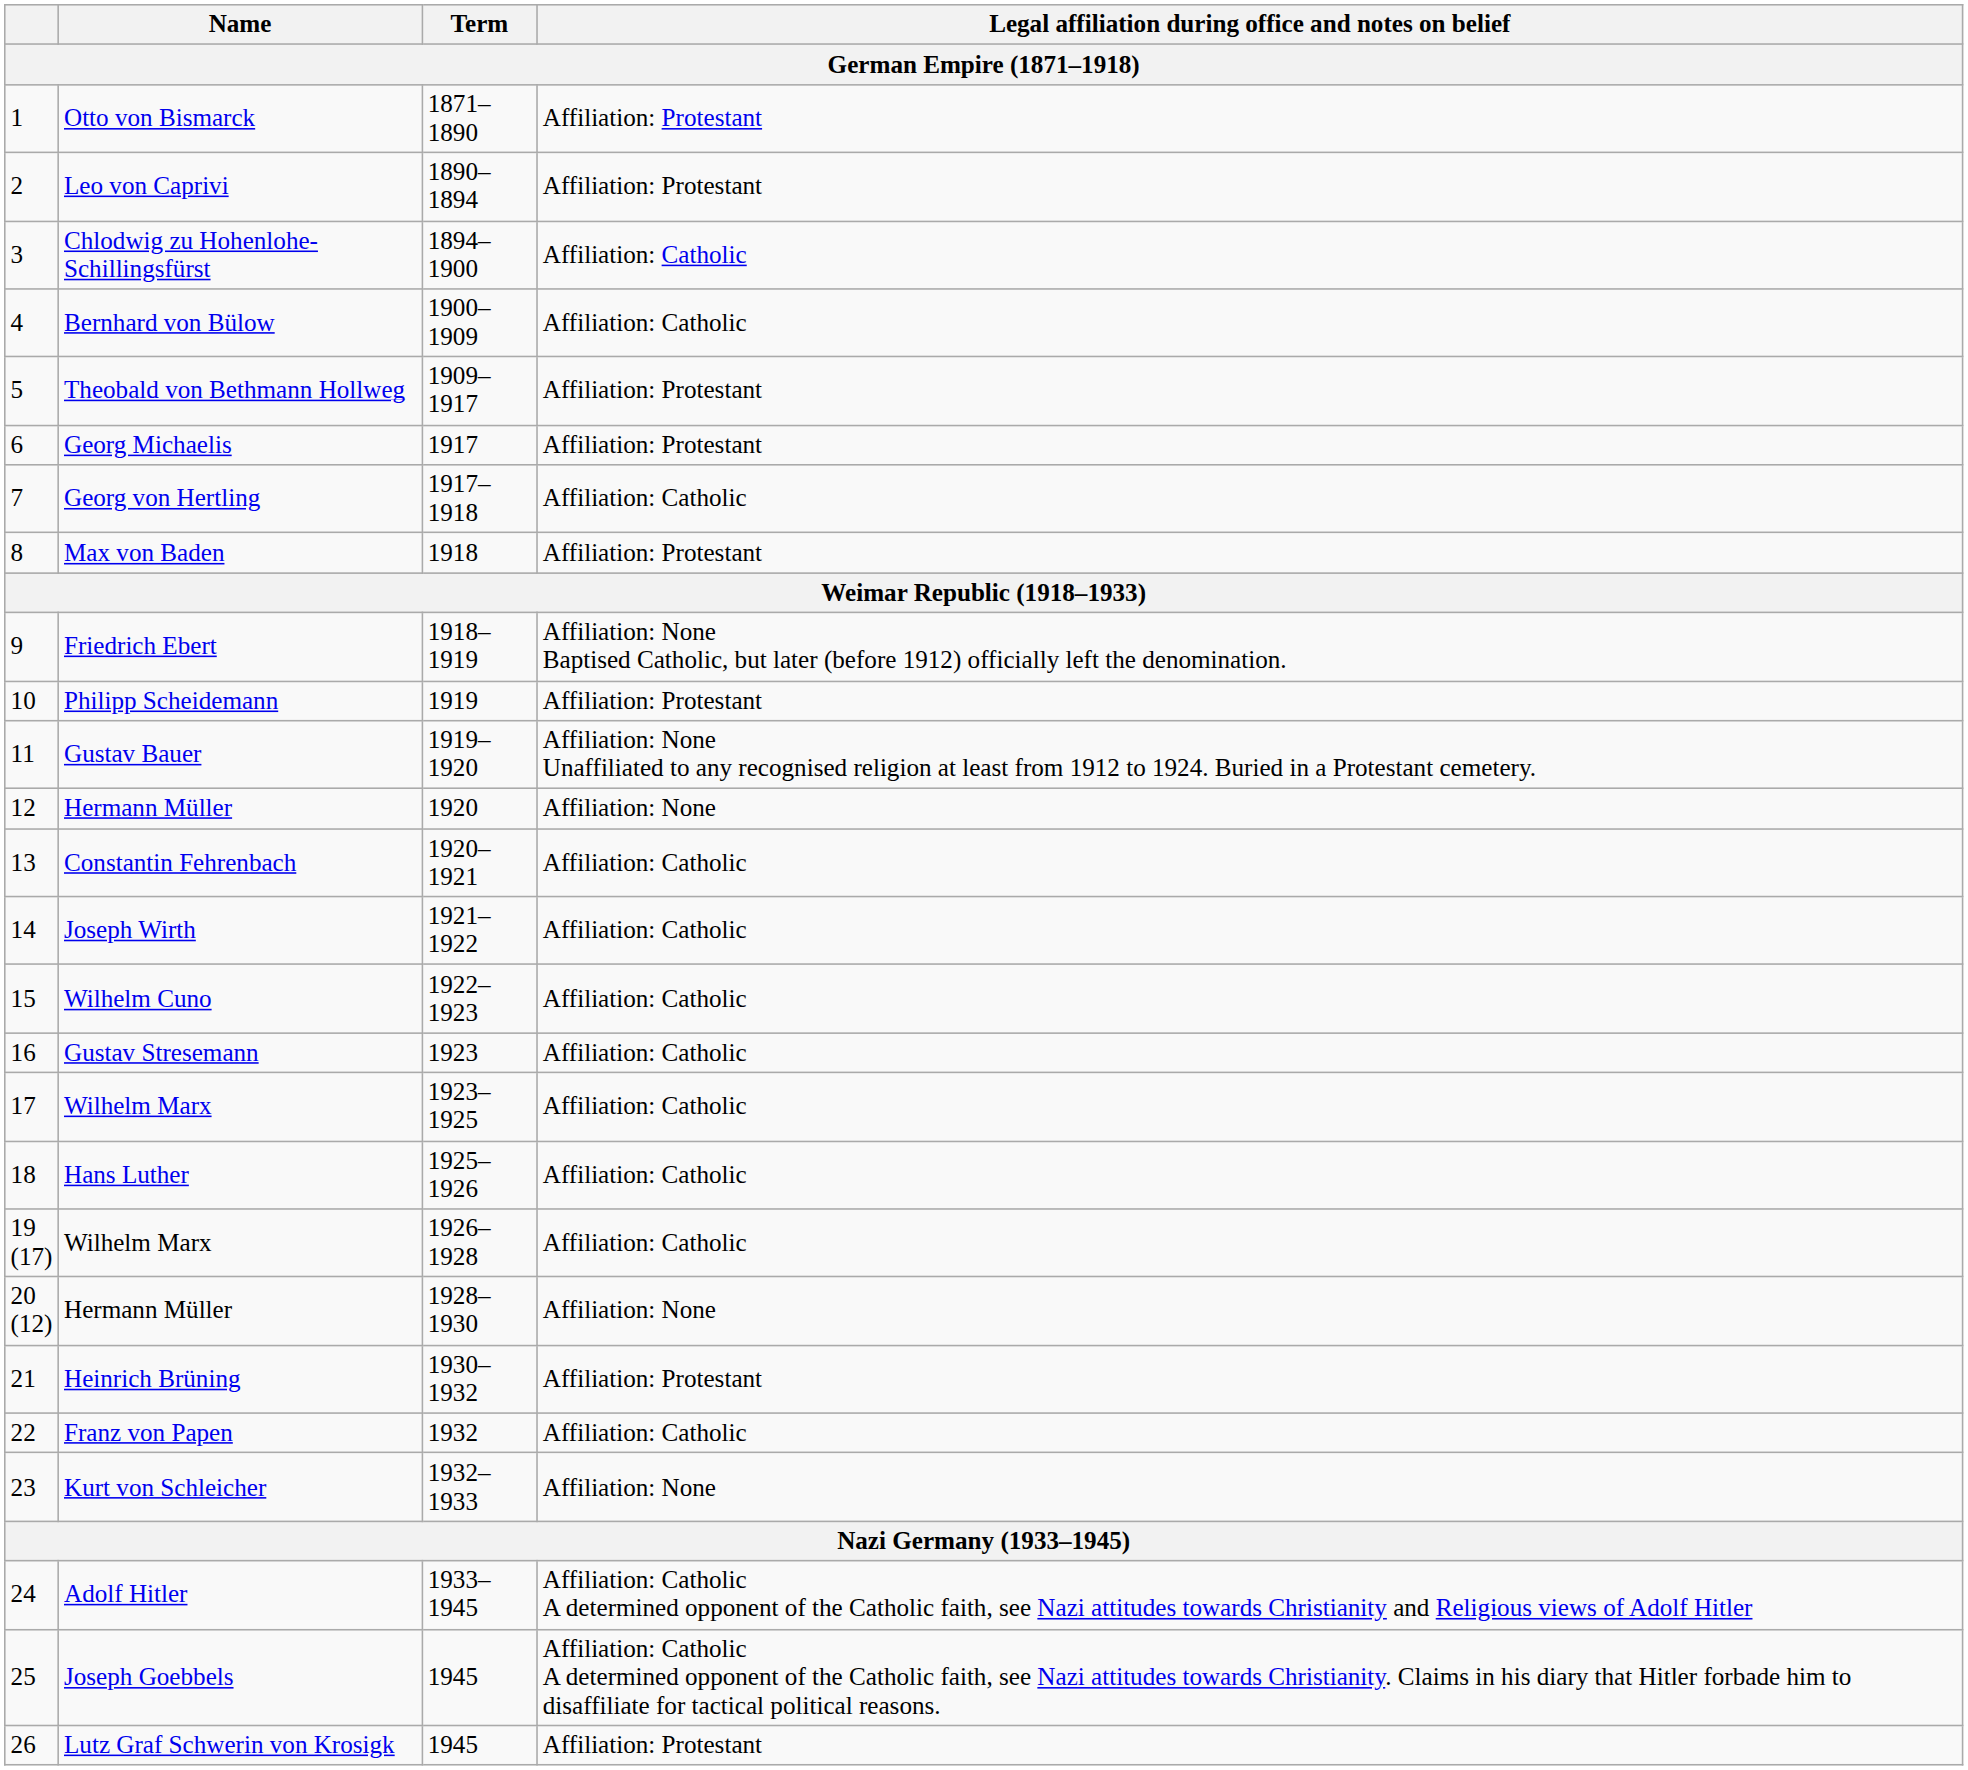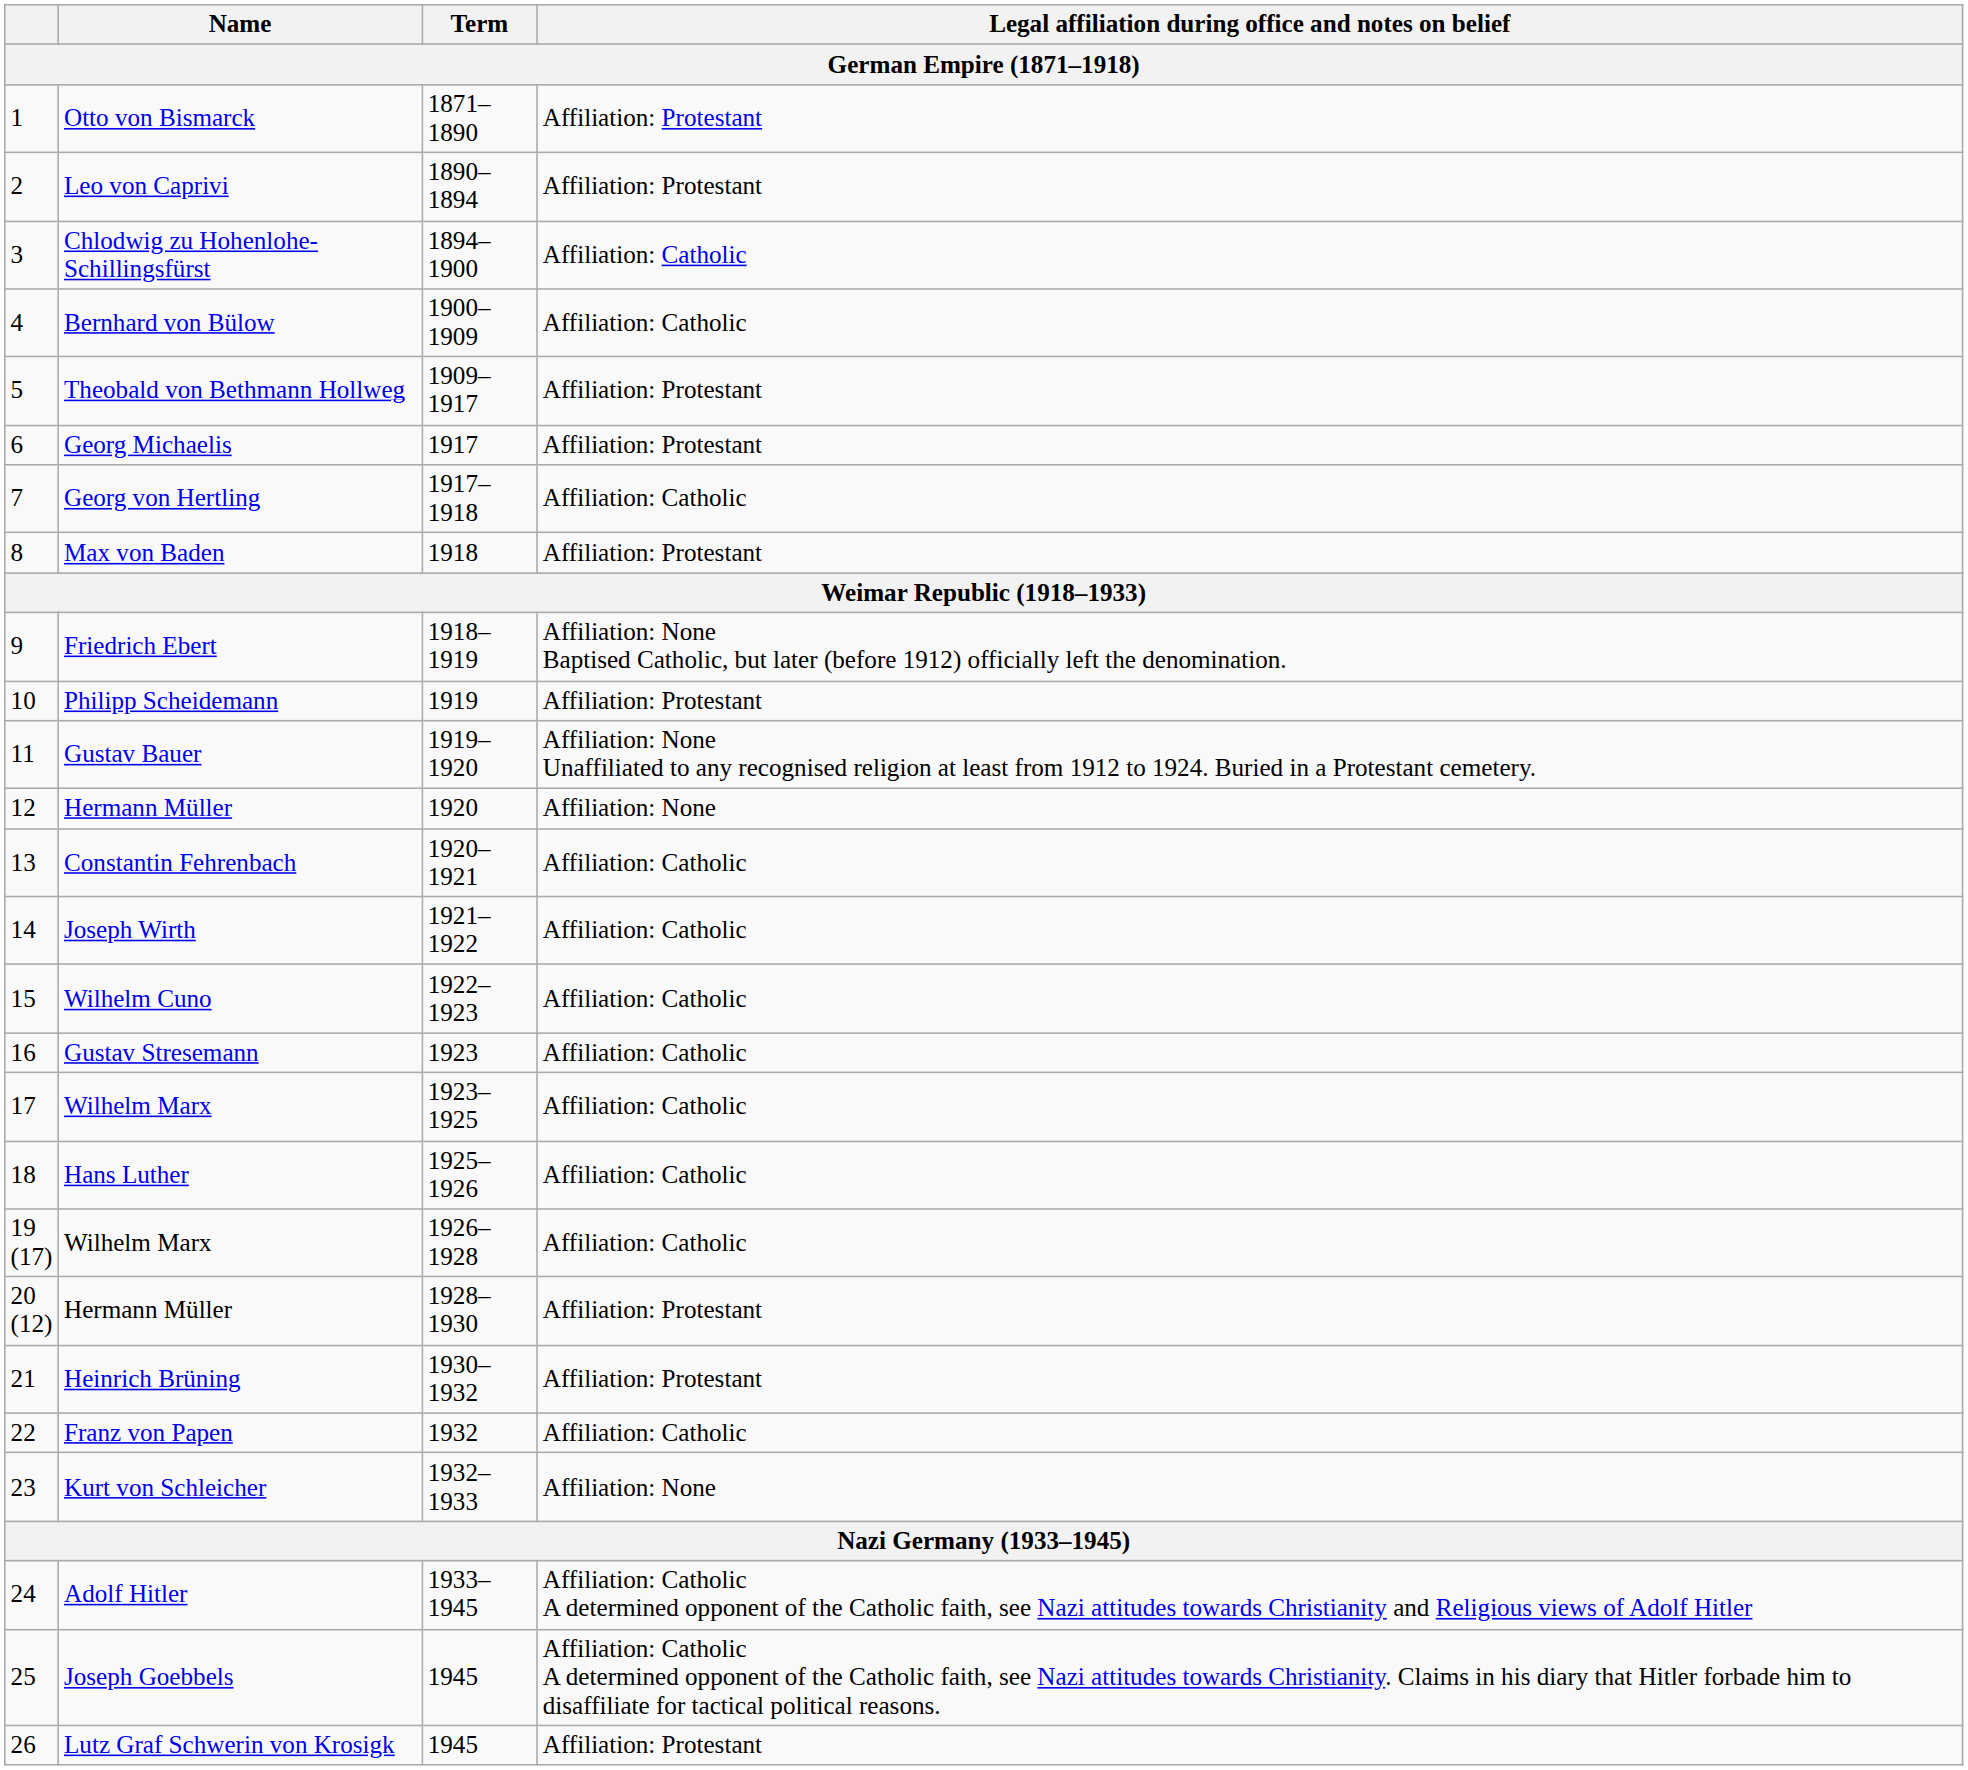(629, 1310) Affiliation: None -> (652, 1310) Affiliation: Protestant
